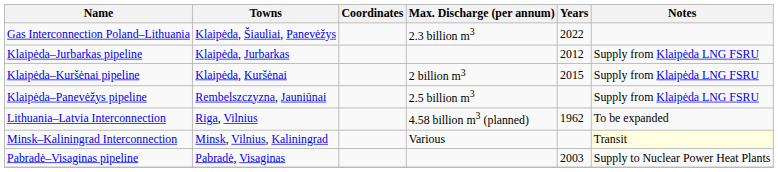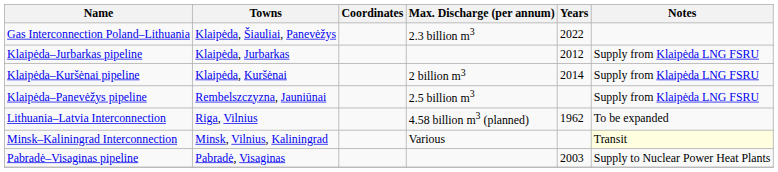(572, 75) 2015 -> (572, 75) 2014
